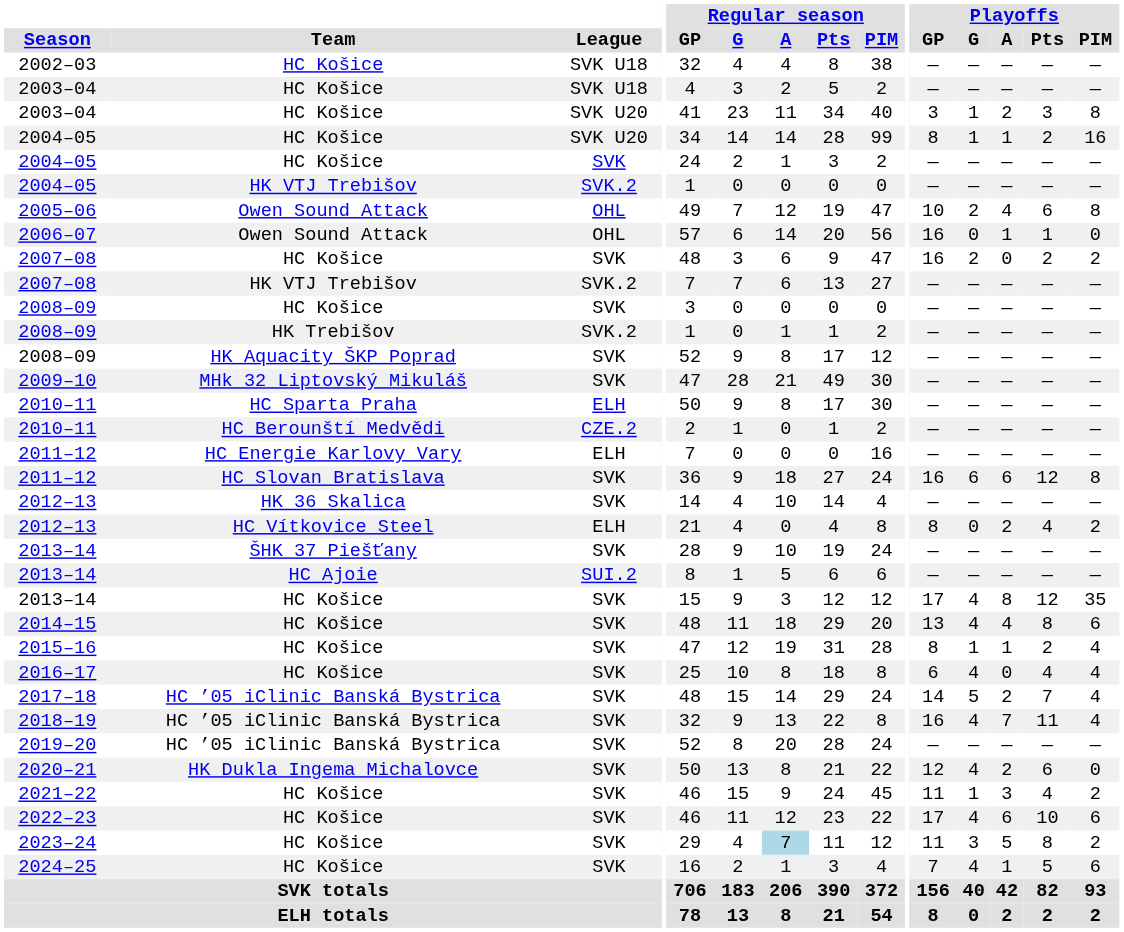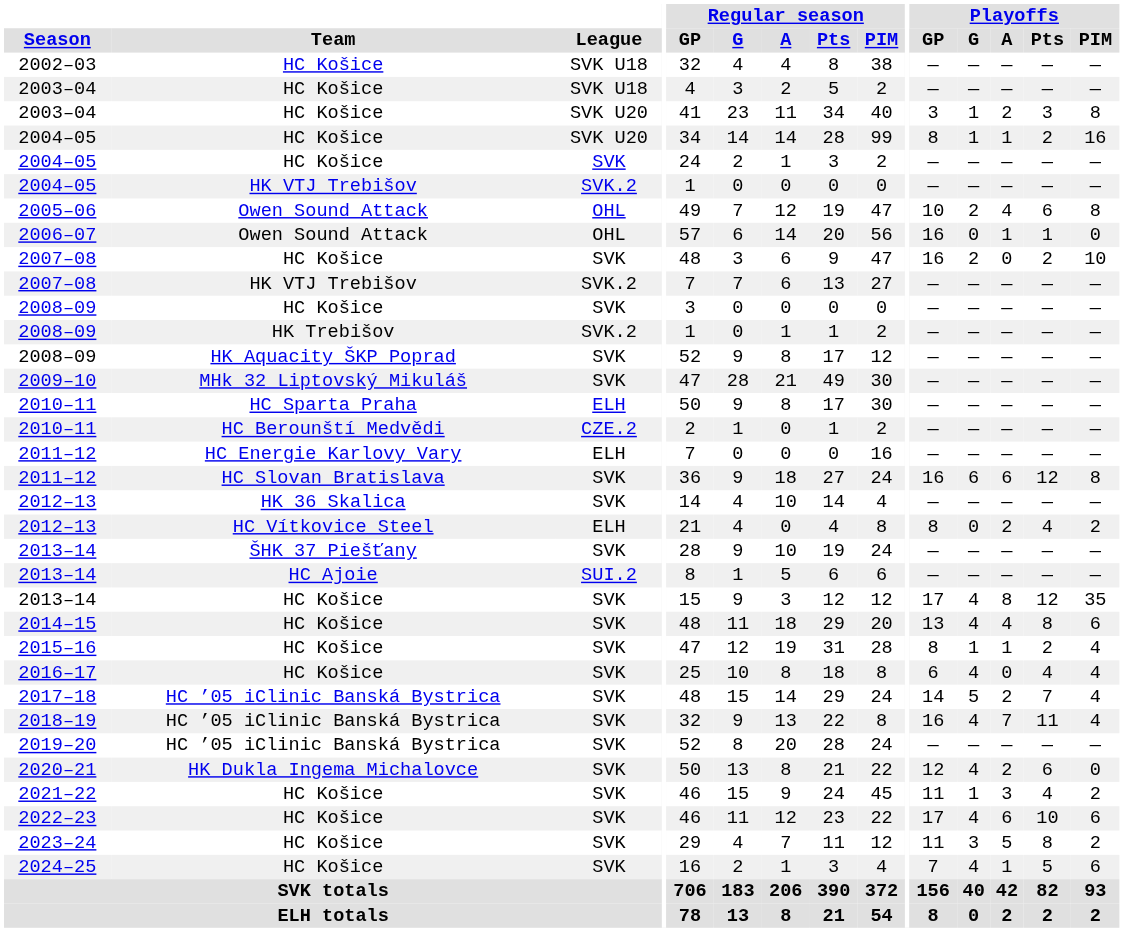(1095, 259) 2 -> (1095, 259) 10
(786, 843) lightblue background -> (786, 843) no background
